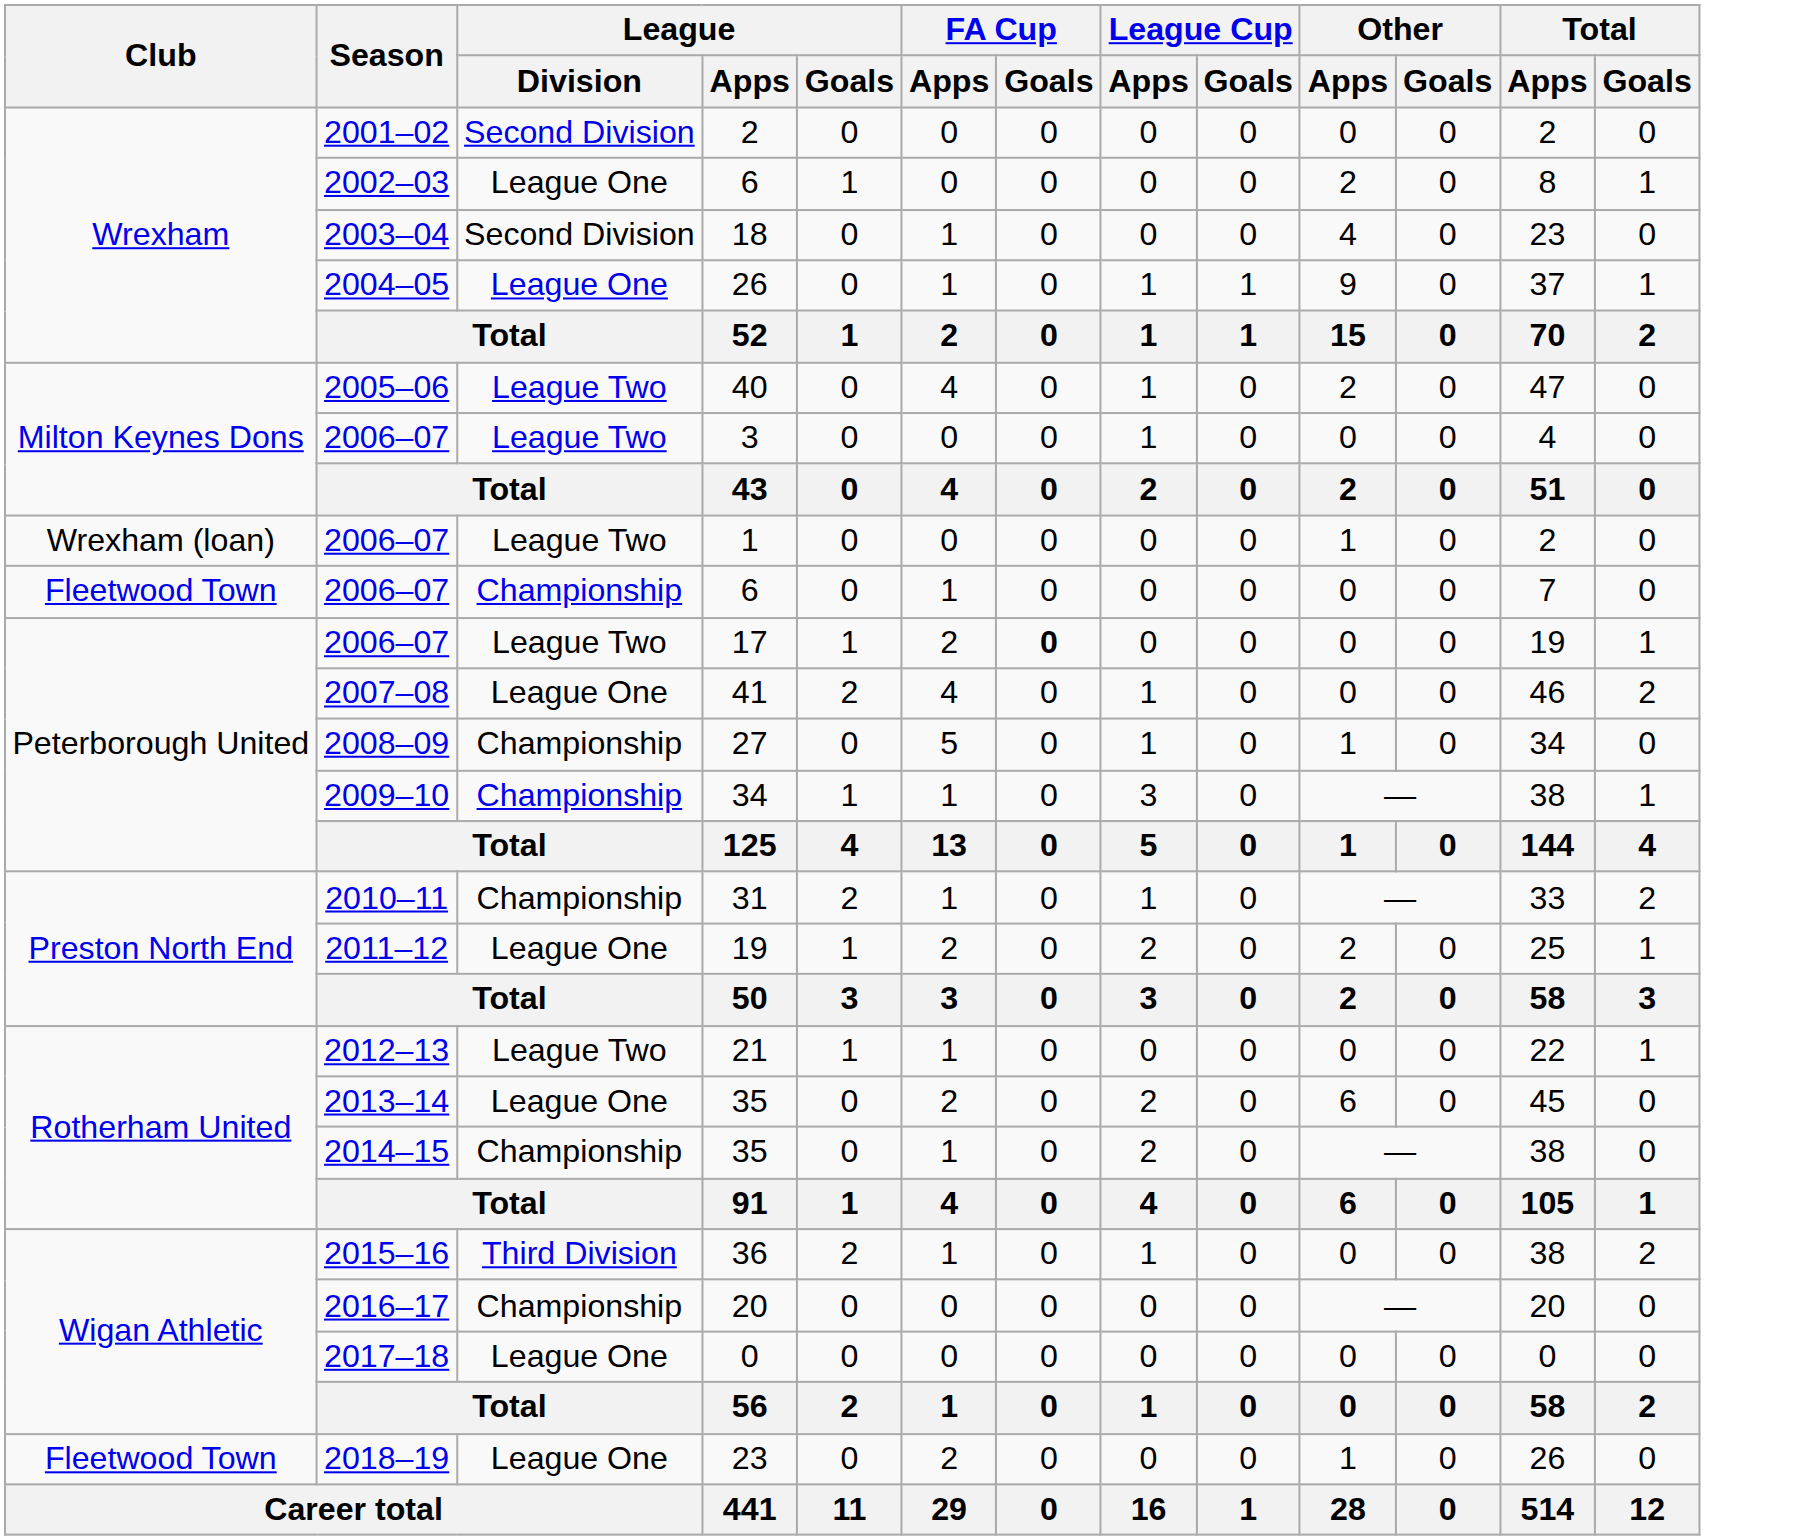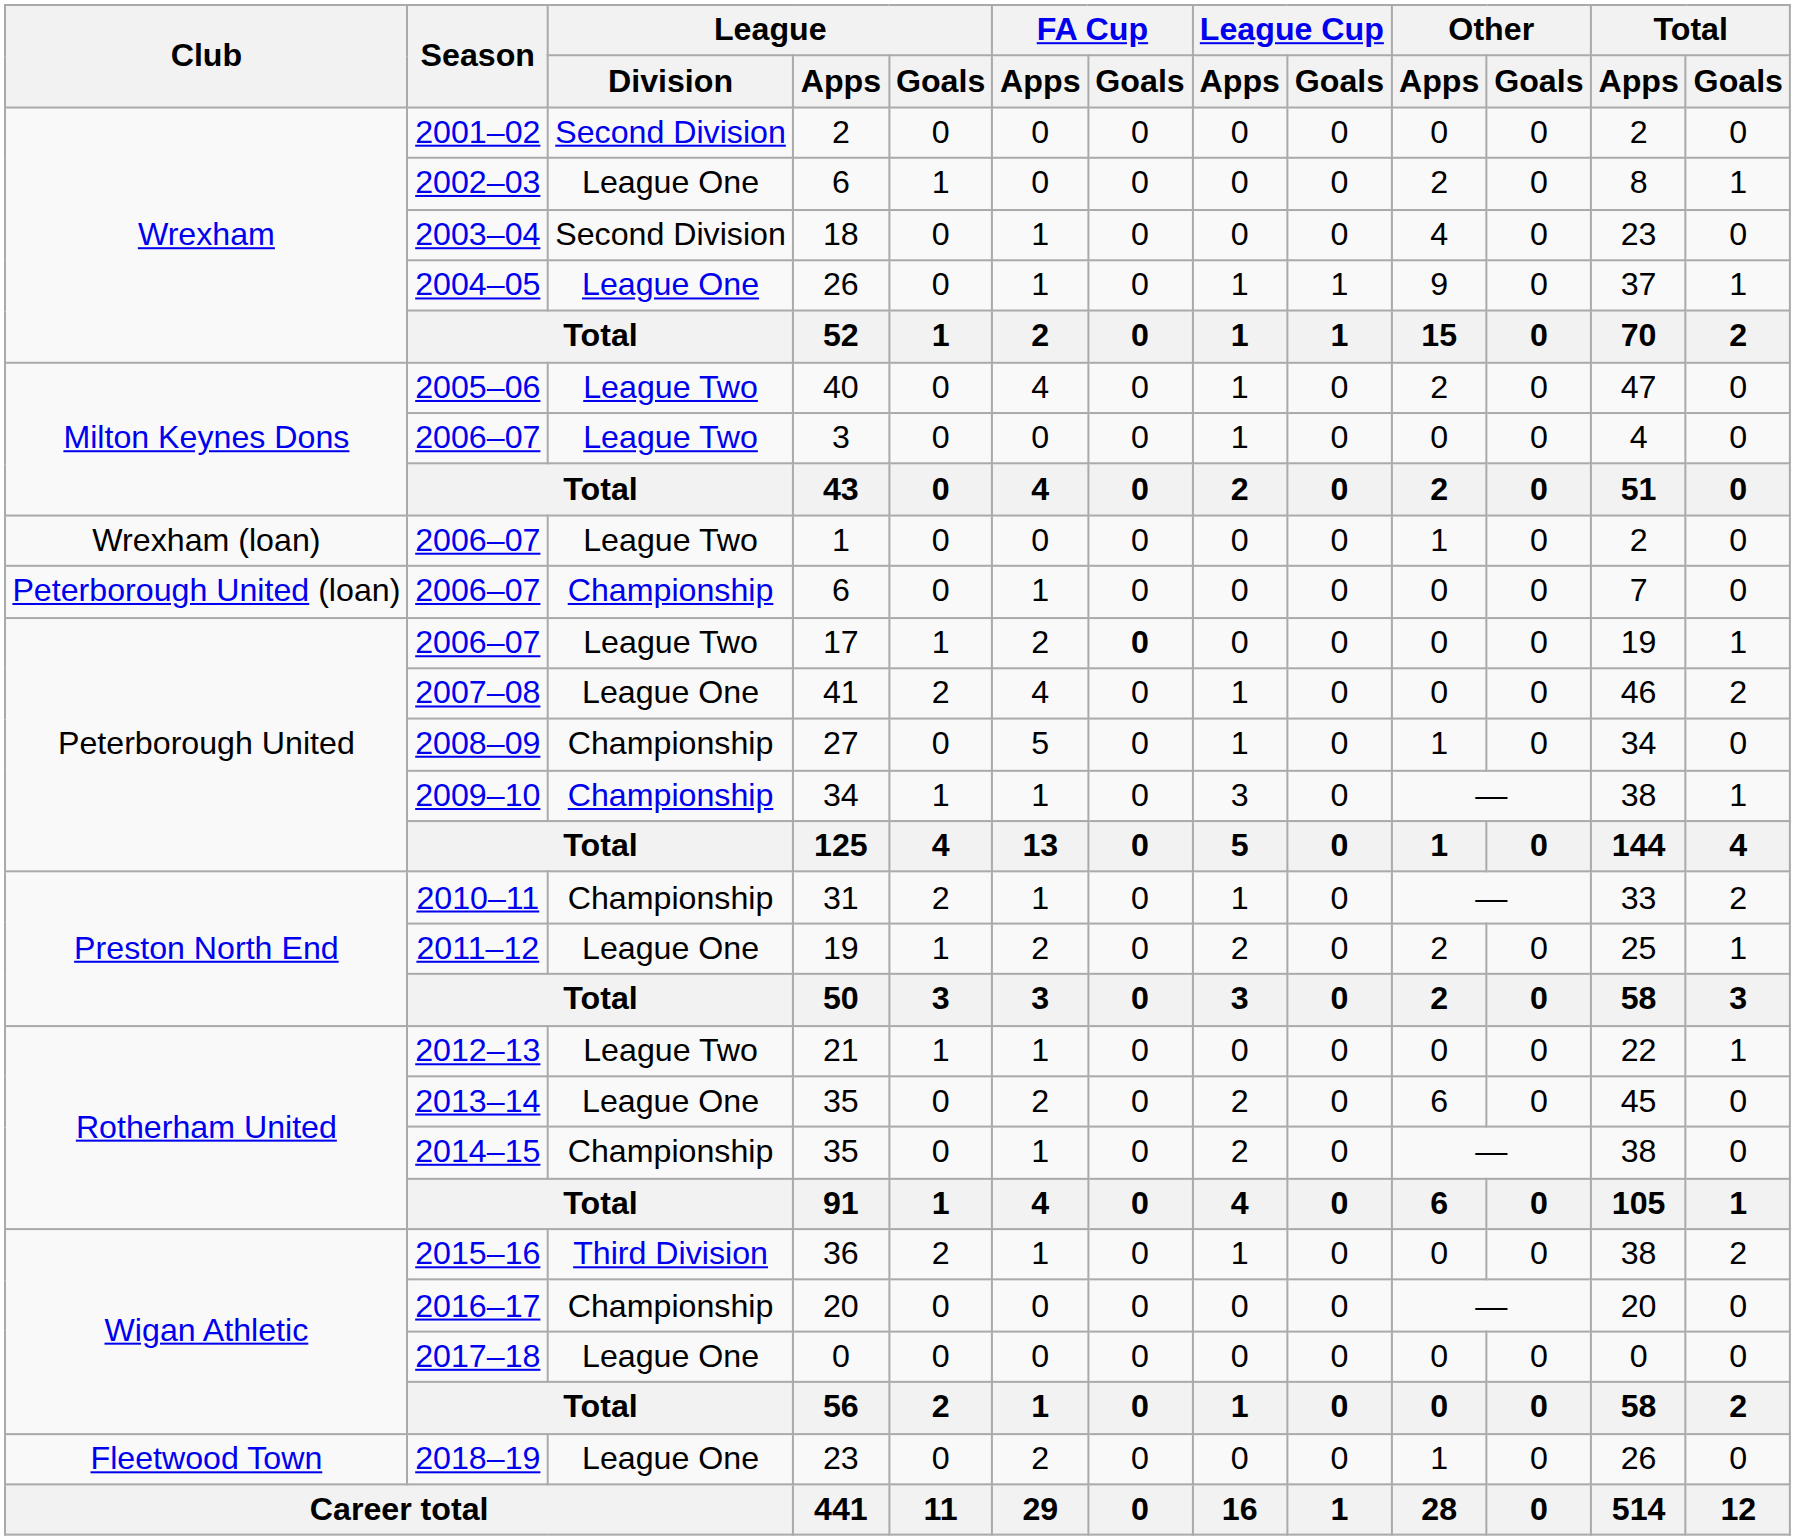(161, 591) Fleetwood Town -> (206, 591) Peterborough United (loan)
